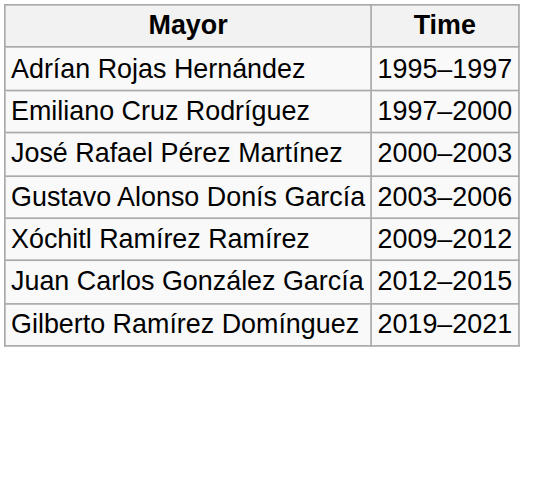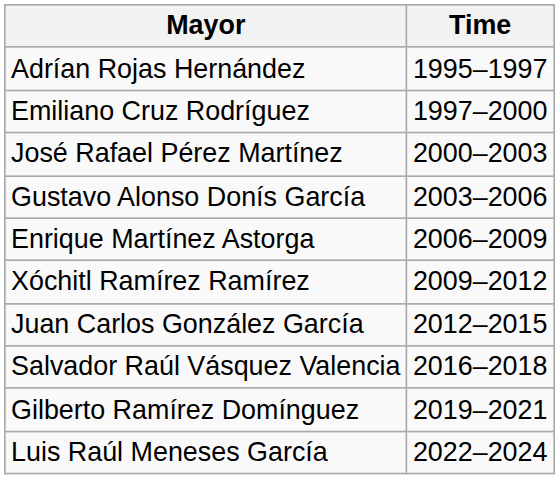+ row: (163, 238)
+ row: (206, 366)
+ row: (169, 452)
